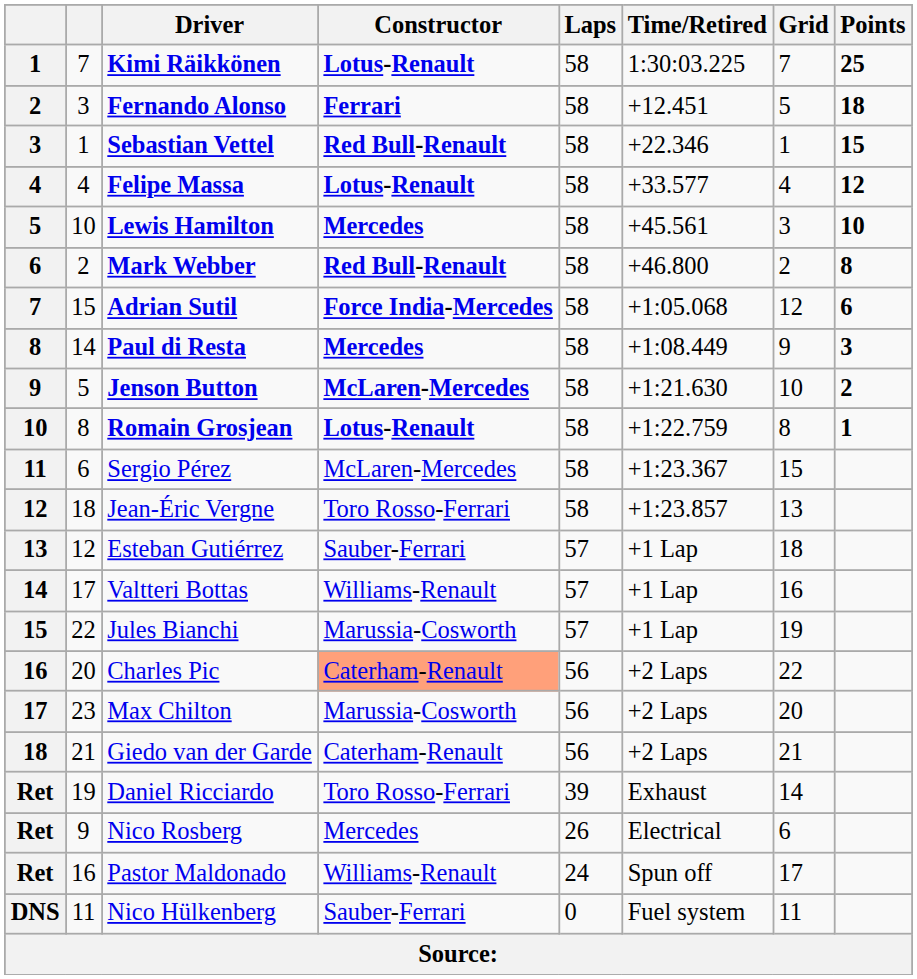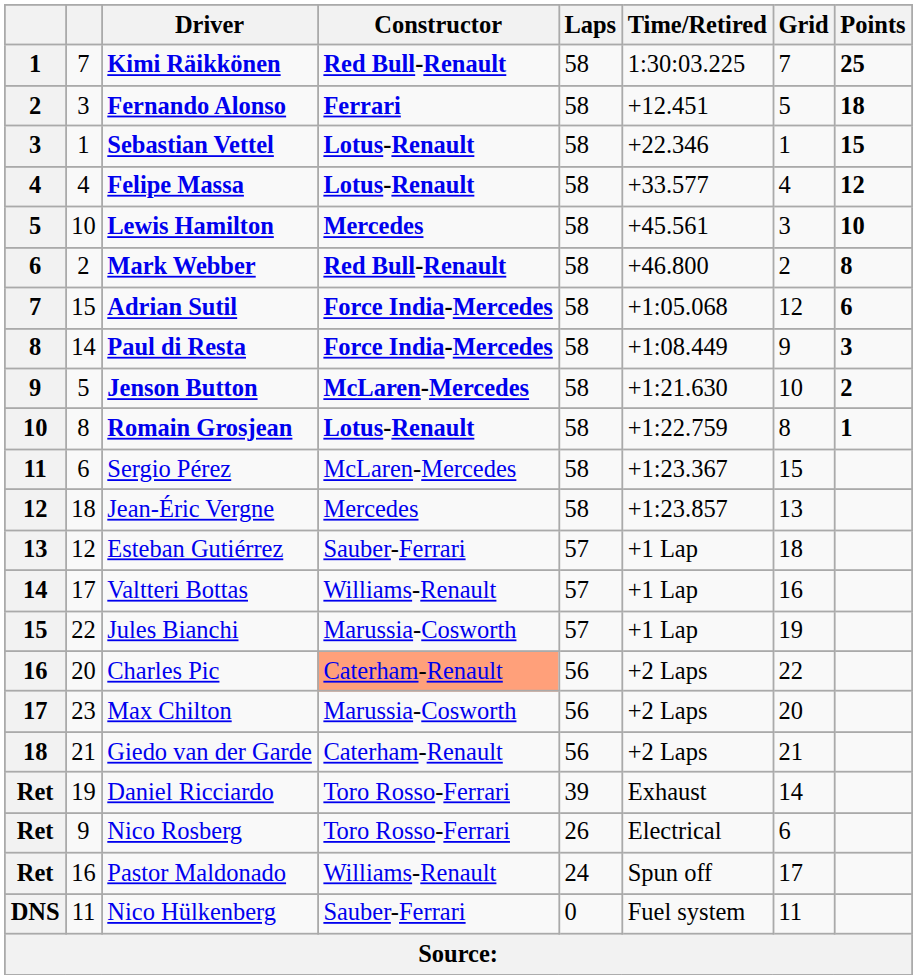(399, 64) Lotus-Renault -> (415, 64) Red Bull-Renault
(415, 145) Red Bull-Renault -> (399, 145) Lotus-Renault
(373, 347) Mercedes -> (438, 347) Force India-Mercedes
(417, 508) Toro Rosso-Ferrari -> (371, 508) Mercedes
(371, 832) Mercedes -> (417, 832) Toro Rosso-Ferrari
